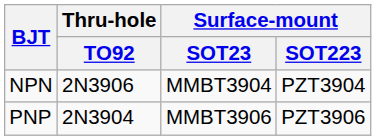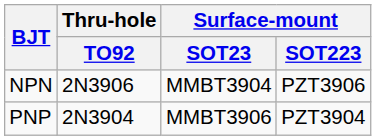(323, 85) PZT3904 -> (323, 85) PZT3906
(323, 118) PZT3906 -> (323, 118) PZT3904
